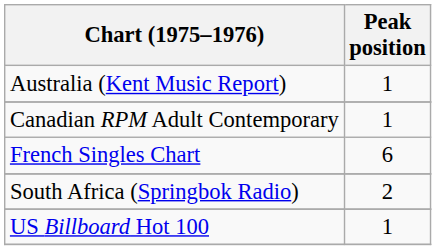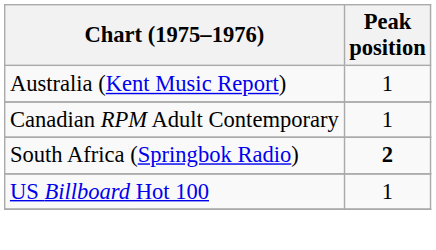- row: (105, 155)
(387, 190) normal -> (387, 155) bold
